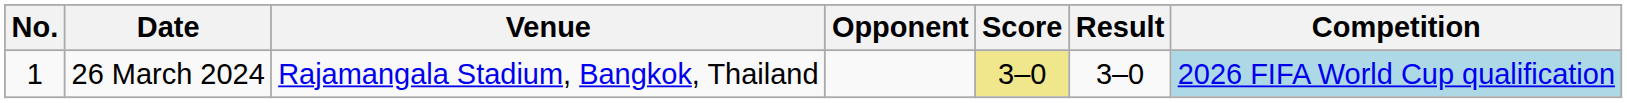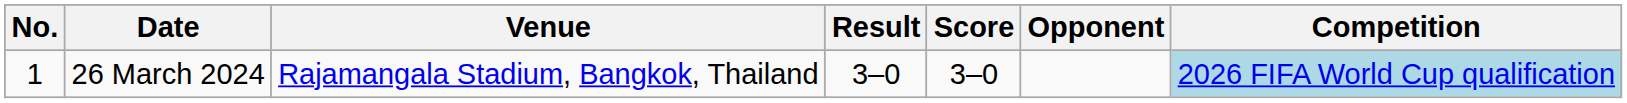columns swapped: (900, 27) <-> (1120, 27)
(1022, 73) khaki background -> (974, 73) no background
